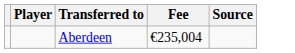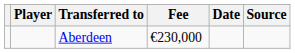+ column: (226, 15)
(176, 37) €235,004 -> (176, 37) €230,000
